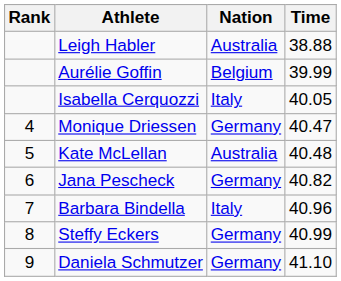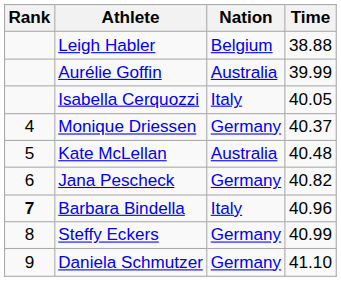(244, 45) Australia -> (242, 45) Belgium
(242, 72) Belgium -> (244, 72) Australia
(310, 126) 40.47 -> (310, 126) 40.37
(29, 208) normal -> (29, 208) bold
